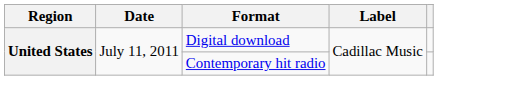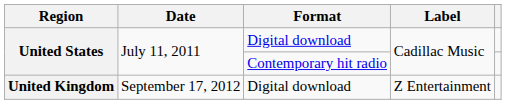+ row: (61, 87)
